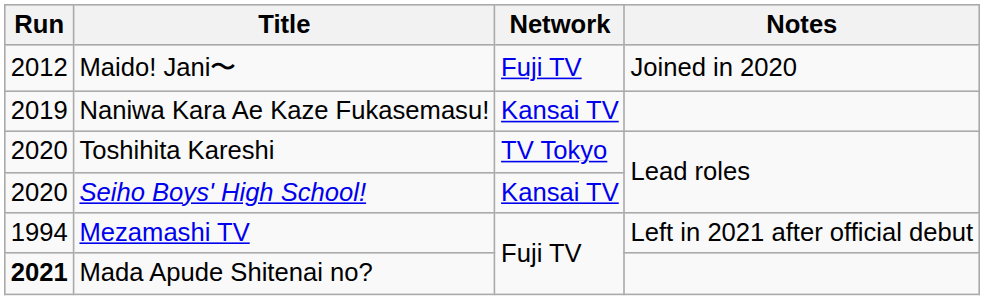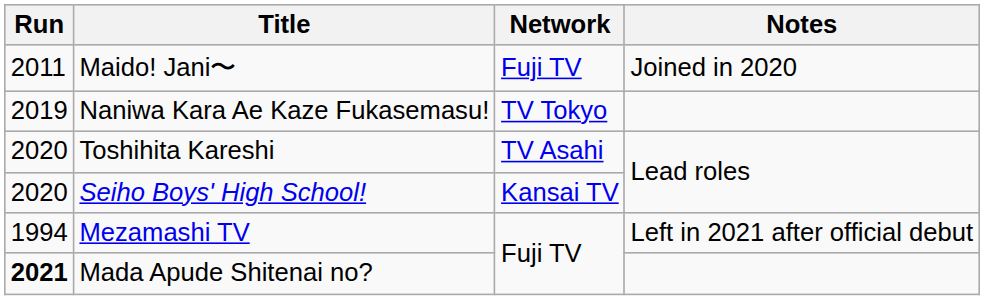(39, 67) 2012 -> (38, 67) 2011
(560, 110) Kansai TV -> (554, 110) TV Tokyo
(554, 151) TV Tokyo -> (552, 151) TV Asahi
